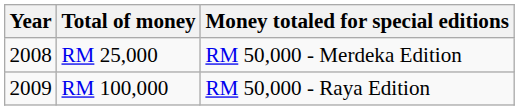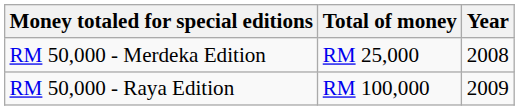columns swapped: (31, 21) <-> (357, 21)
